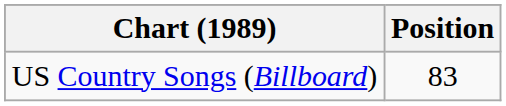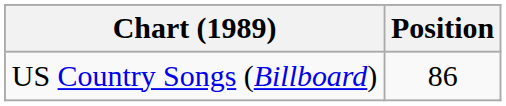(443, 75) 83 -> (443, 75) 86
